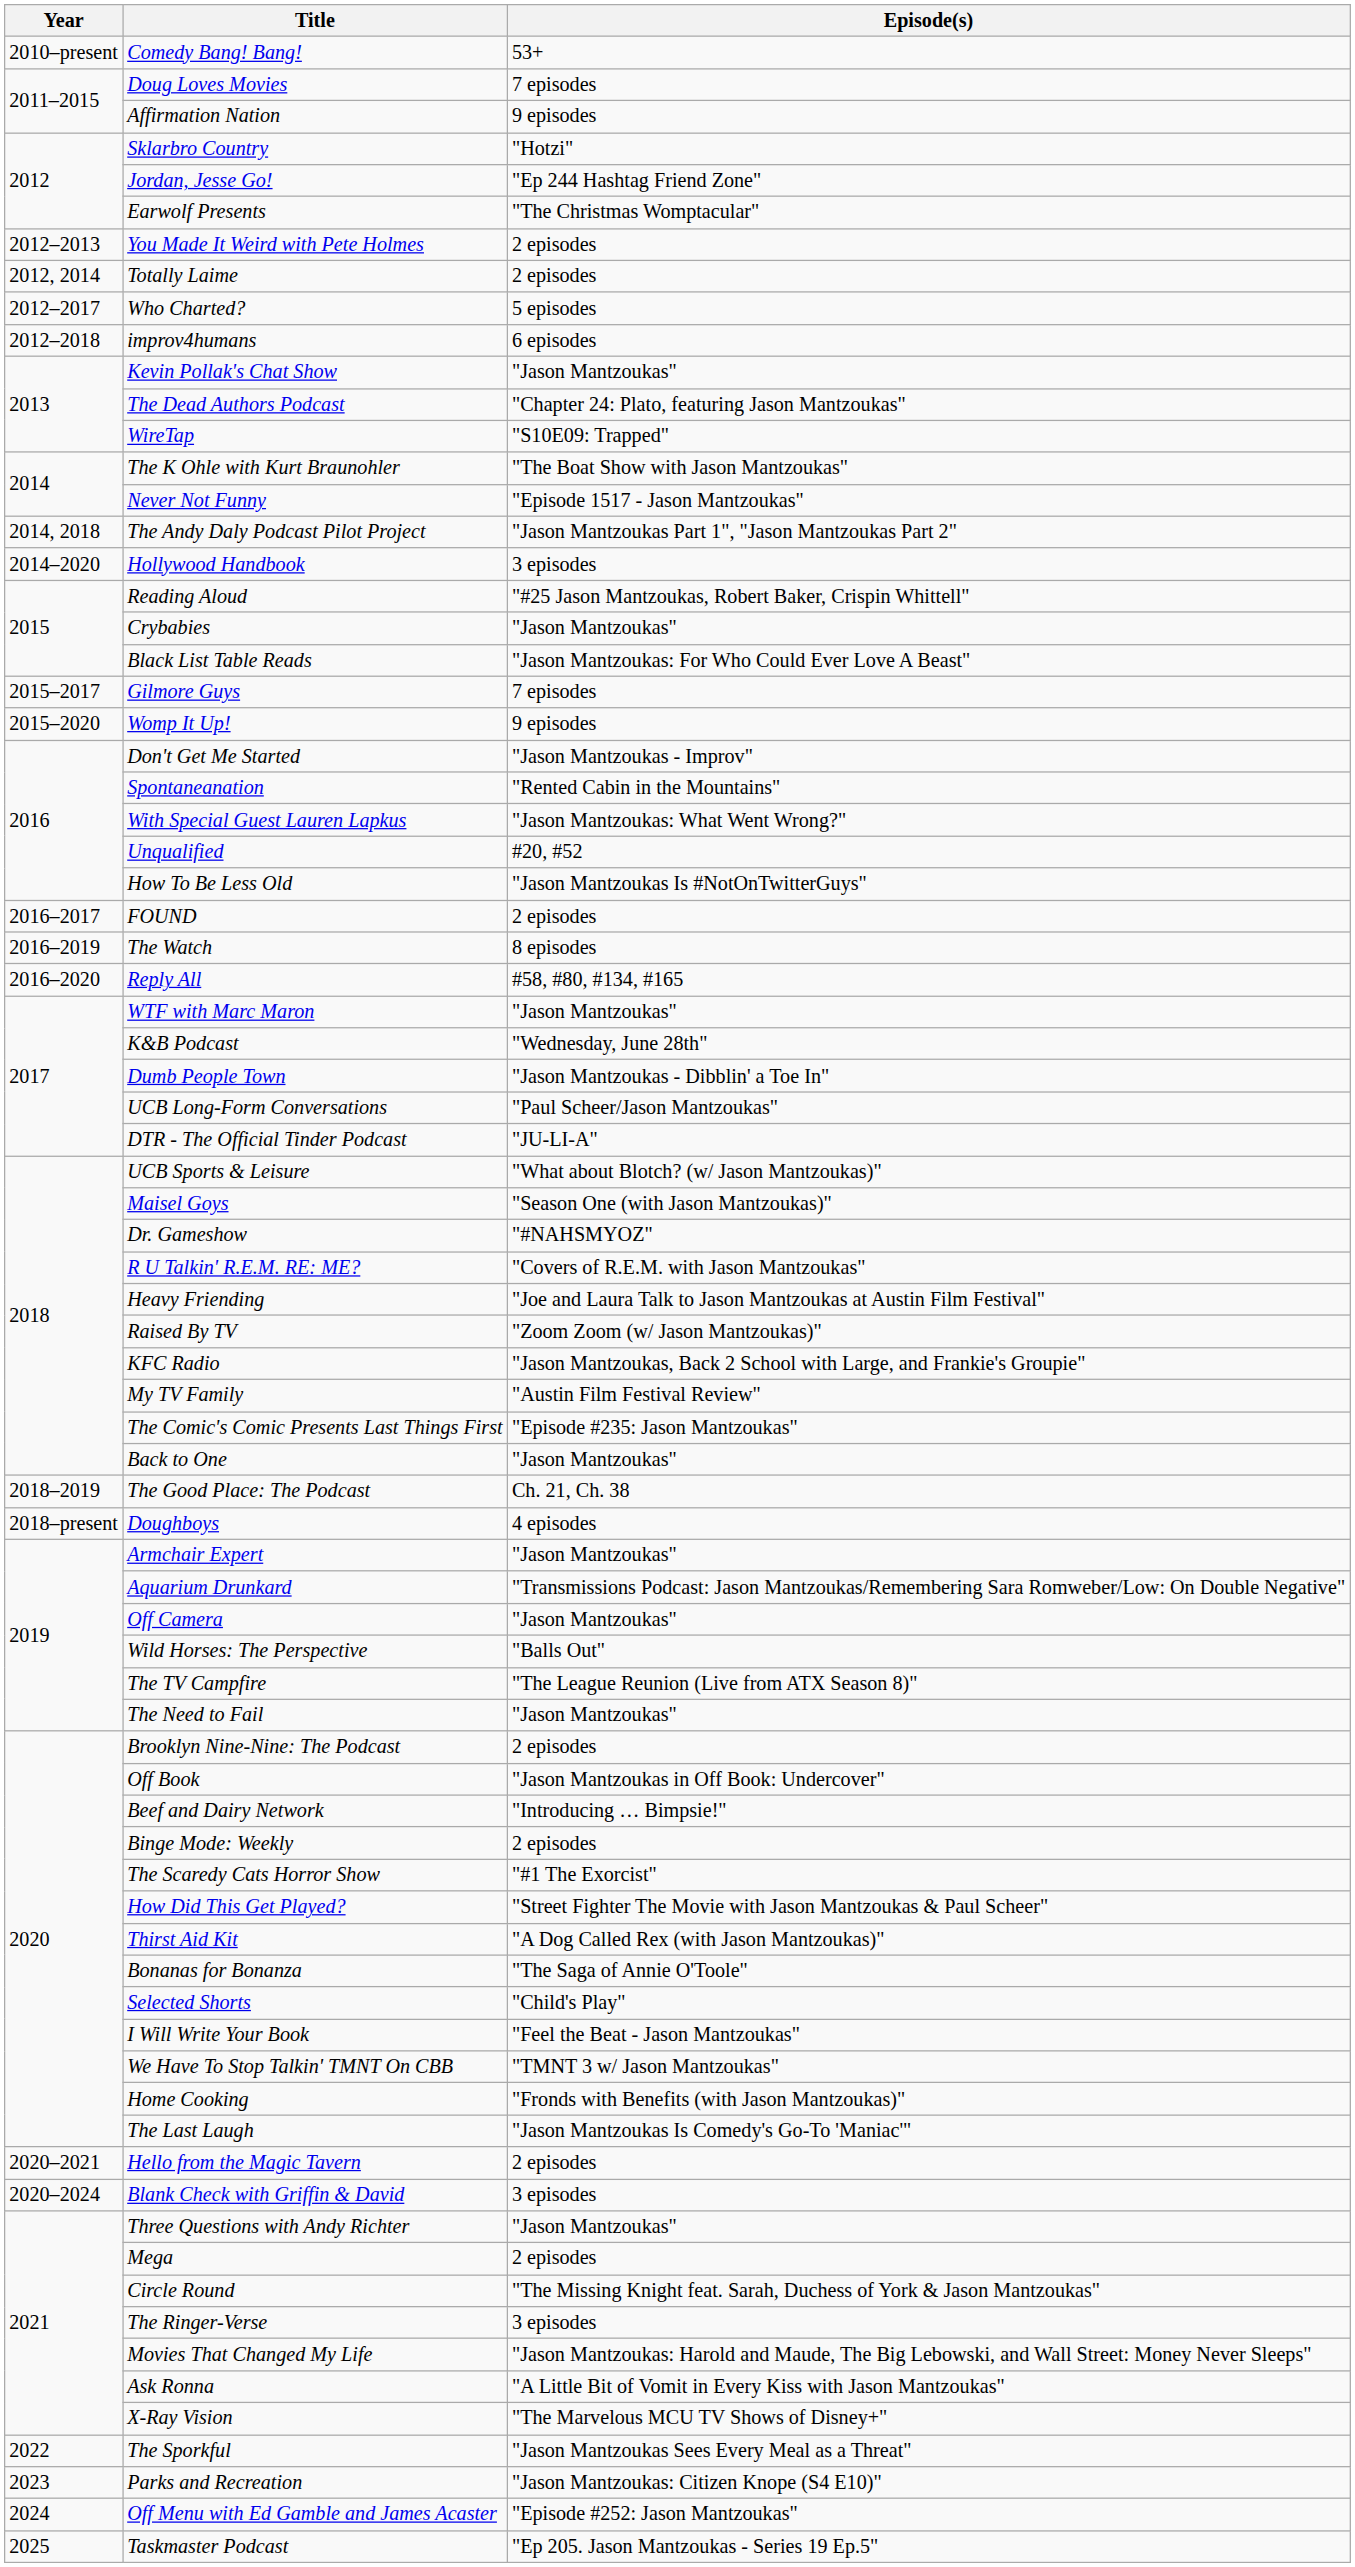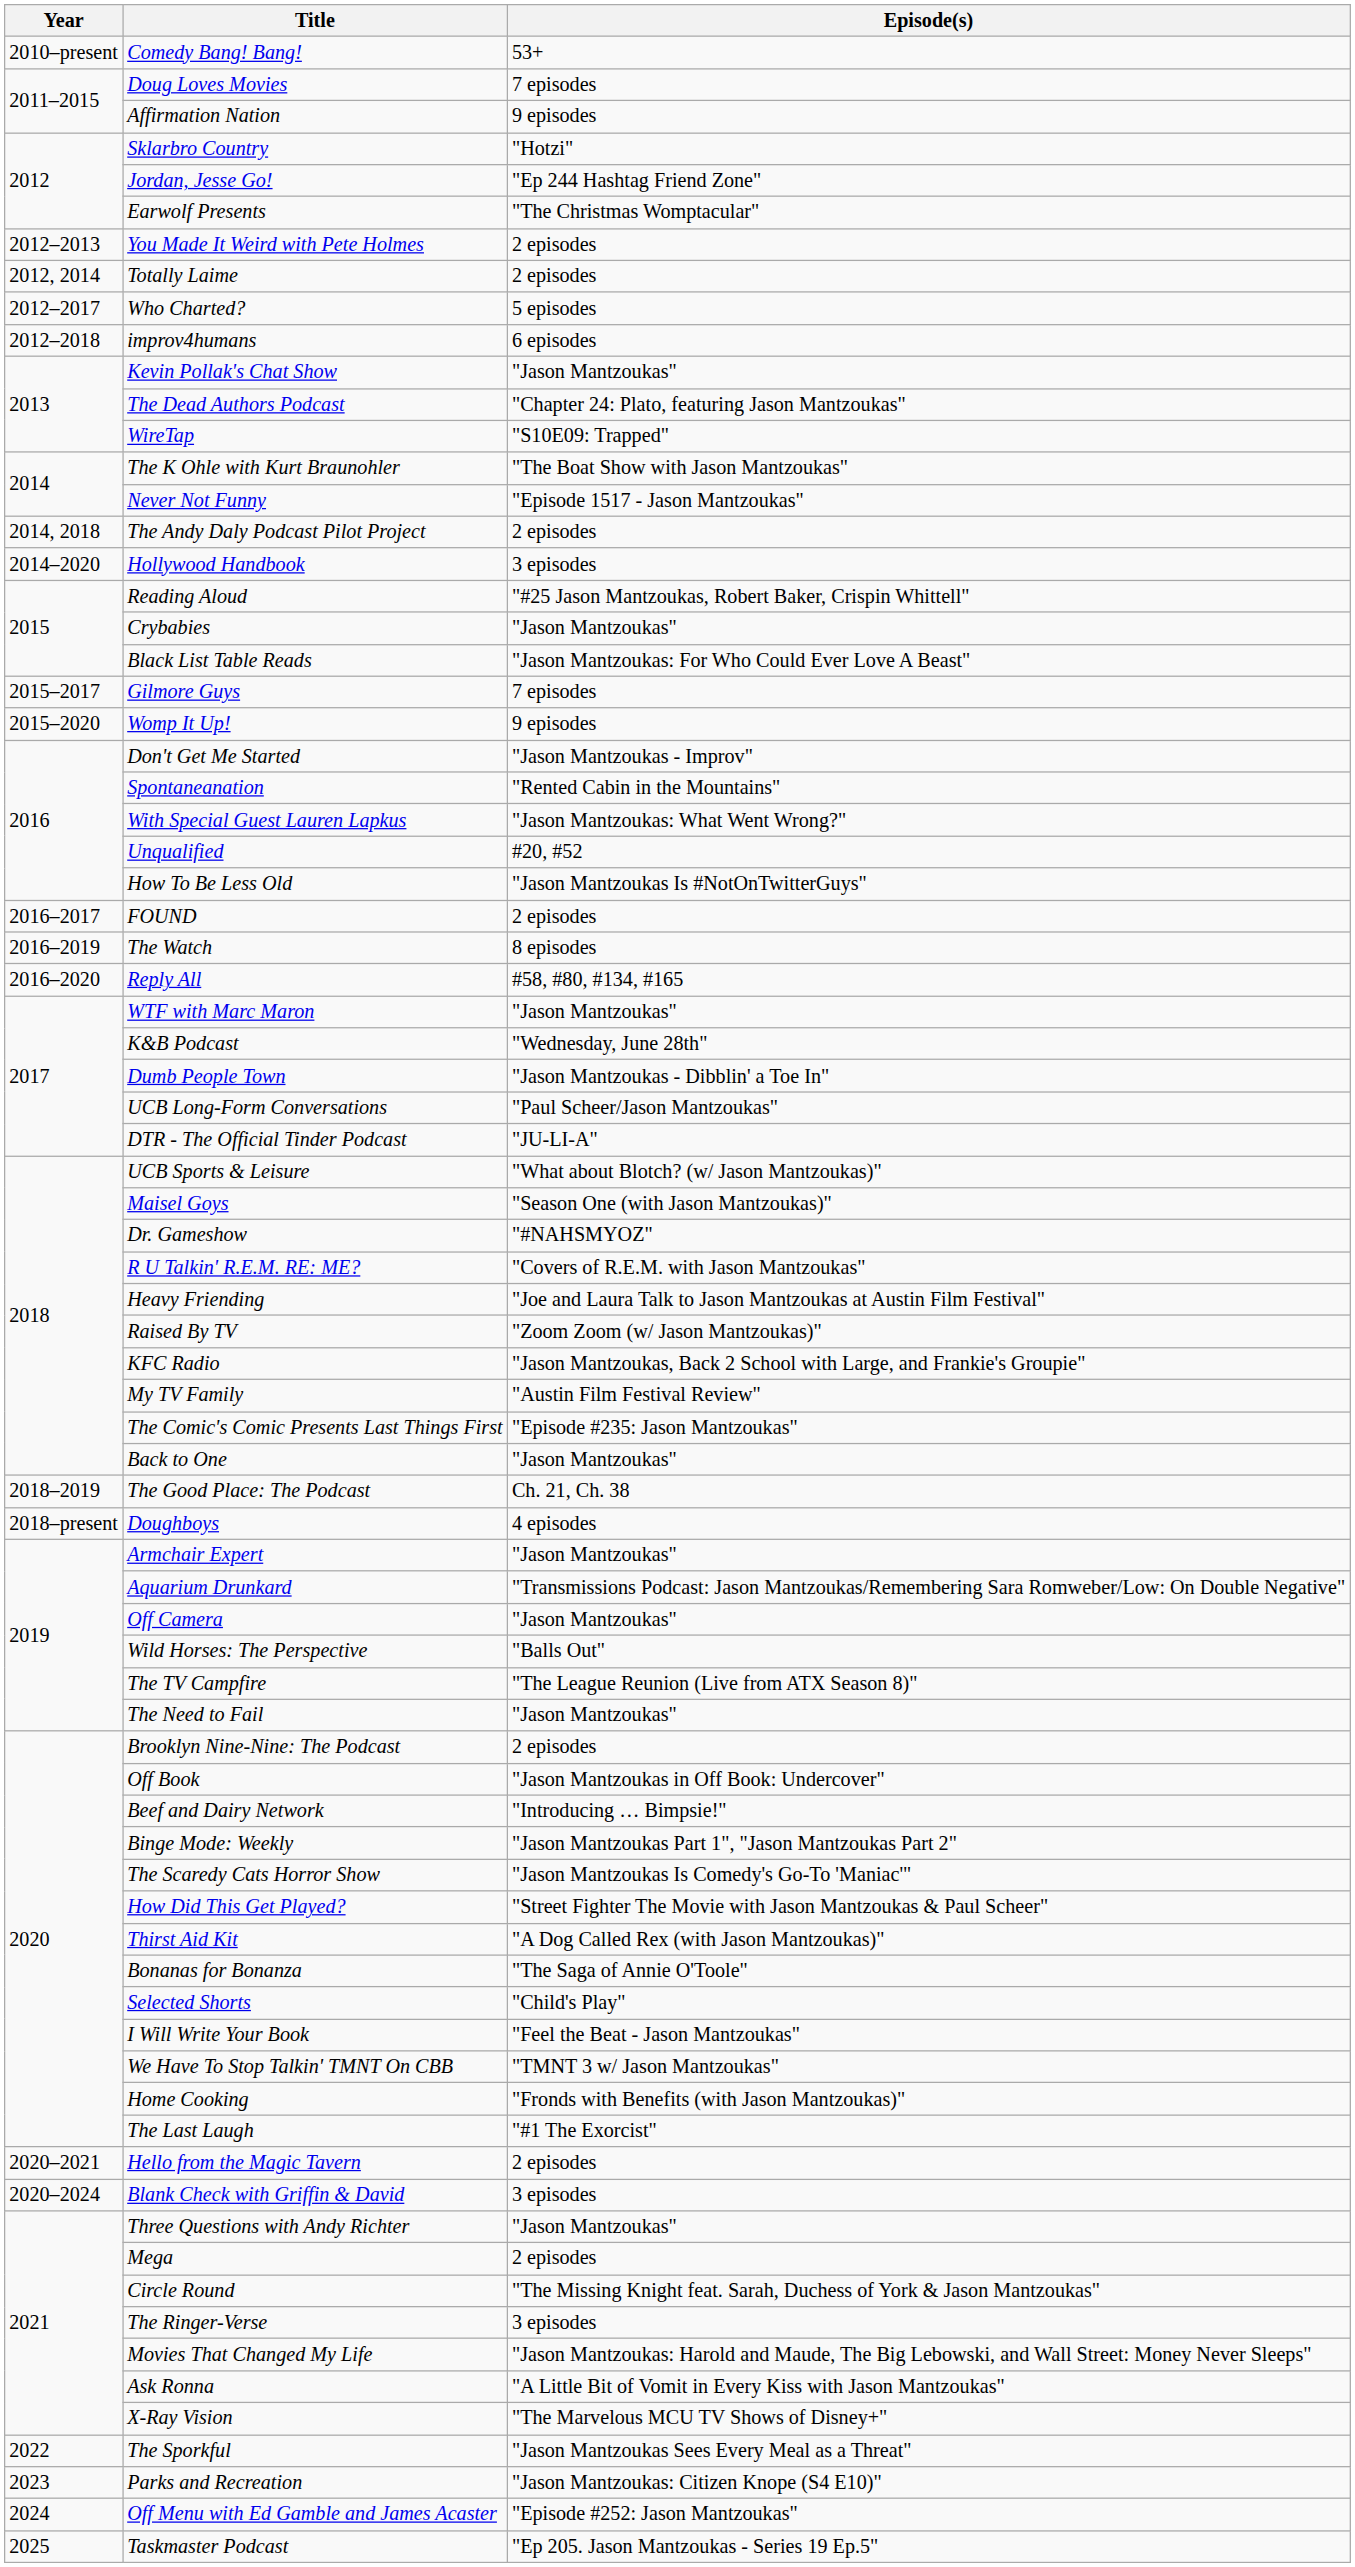(734, 532) "Jason Mantzoukas Part 1", "Jason Mantzoukas Part 2" -> (554, 532) 2 episodes
(554, 1842) 2 episodes -> (734, 1842) "Jason Mantzoukas Part 1", "Jason Mantzoukas Part 2"
(584, 1874) "#1 The Exorcist" -> (712, 1874) "Jason Mantzoukas Is Comedy's Go-To 'Maniac'"
(712, 2130) "Jason Mantzoukas Is Comedy's Go-To 'Maniac'" -> (584, 2130) "#1 The Exorcist"
